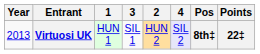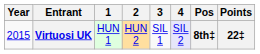columns swapped: (157, 12) <-> (132, 12)
(19, 35) 2013 -> (19, 35) 2015
